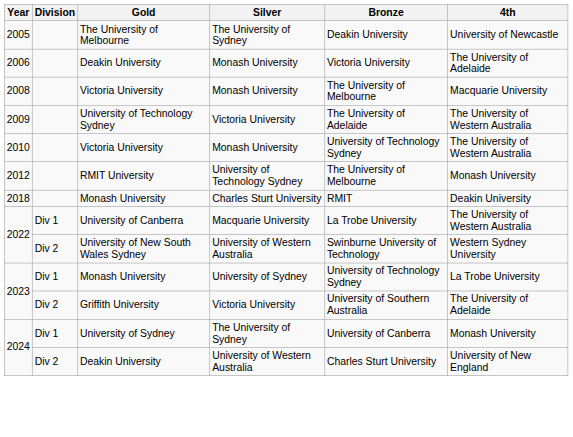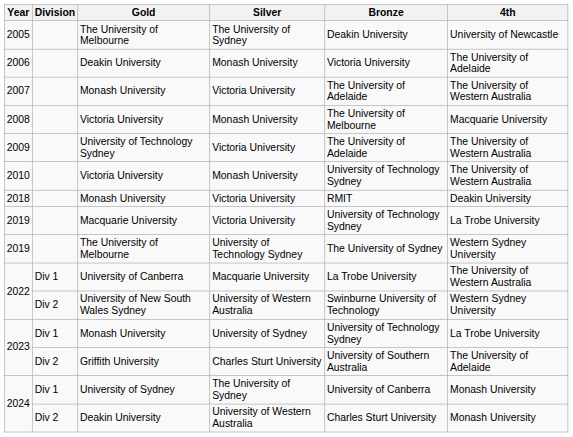+ row: (18, 91)
- row: (18, 176)
(267, 198) Charles Sturt University -> (254, 198) Victoria University
+ row: (18, 220)
+ row: (18, 248)
(254, 305) Victoria University -> (267, 361) Charles Sturt University
(491, 361) University of New England -> (493, 418) Monash University
